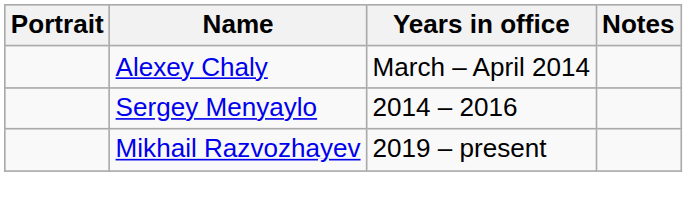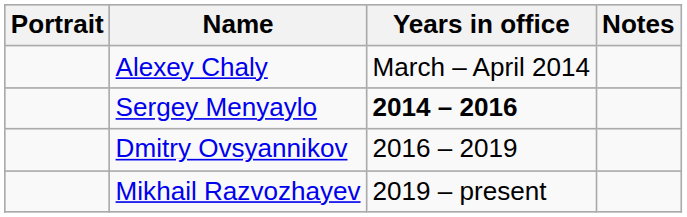(445, 107) normal -> (445, 107) bold
+ row: (232, 149)
